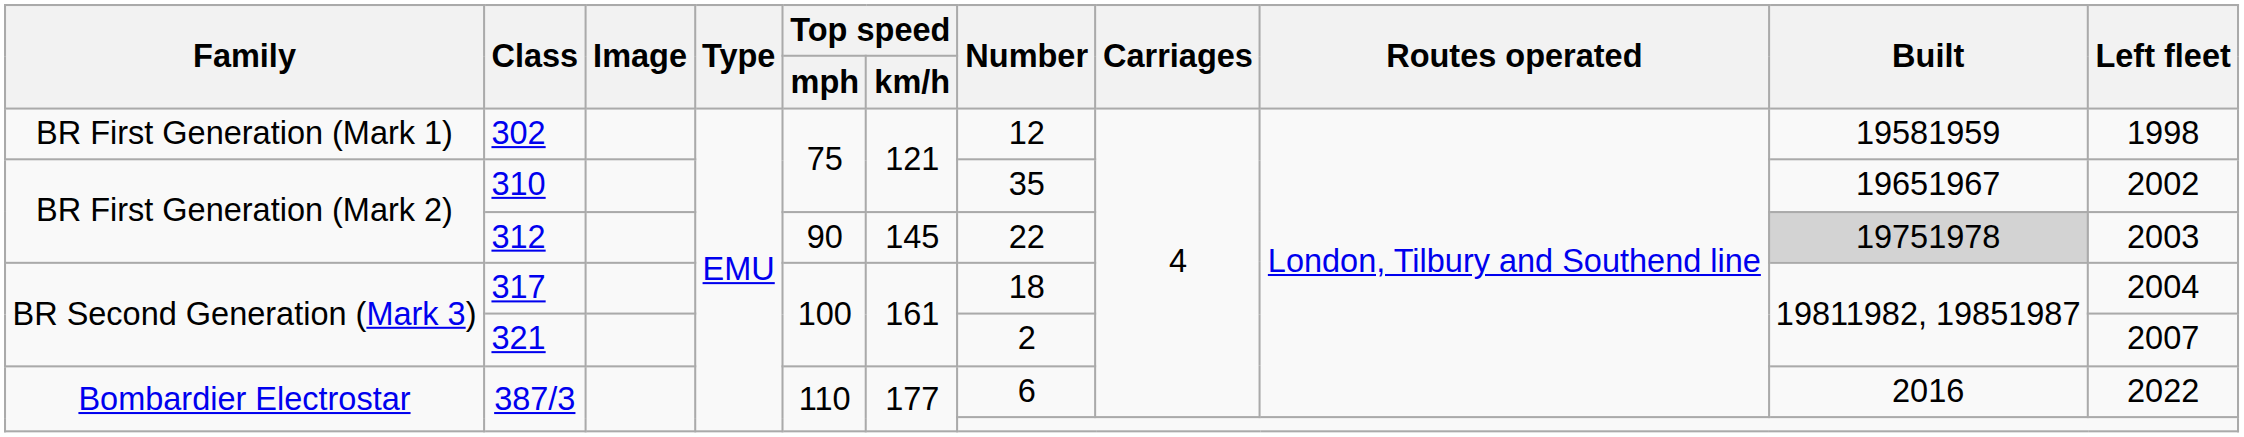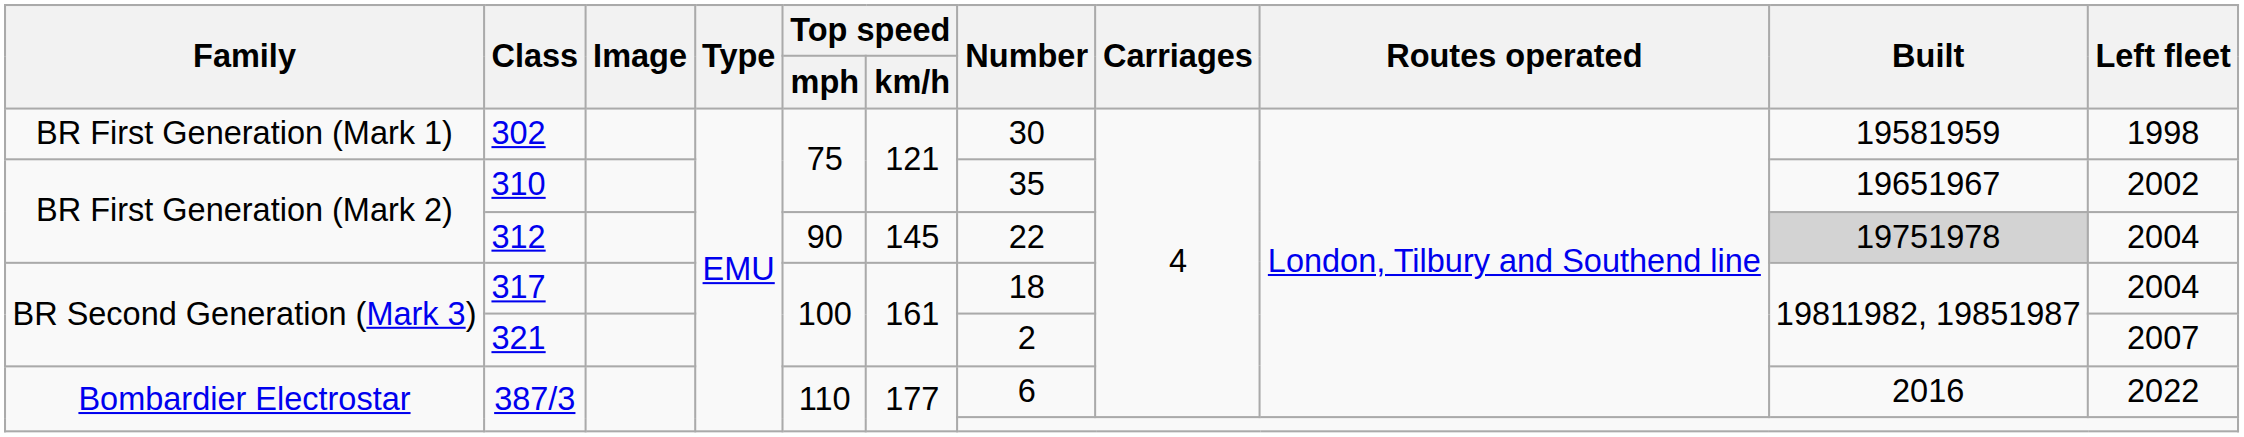(1027, 133) 12 -> (1027, 133) 30
(2163, 236) 2003 -> (2163, 236) 2004
